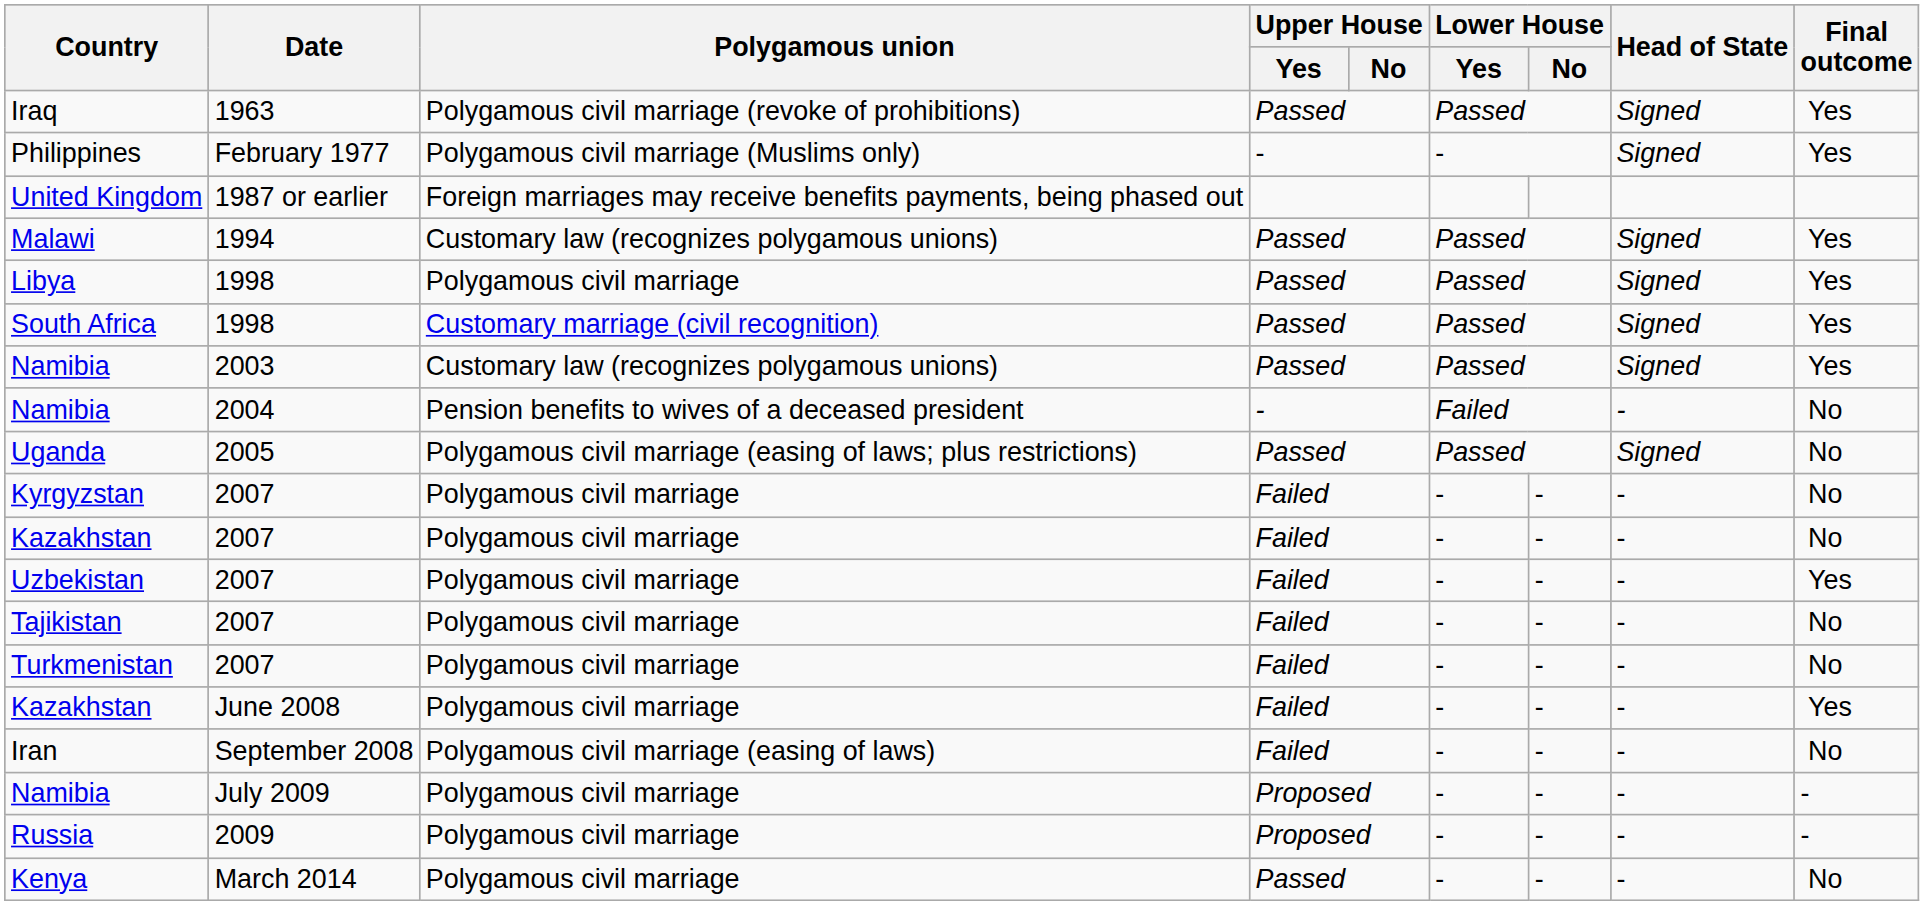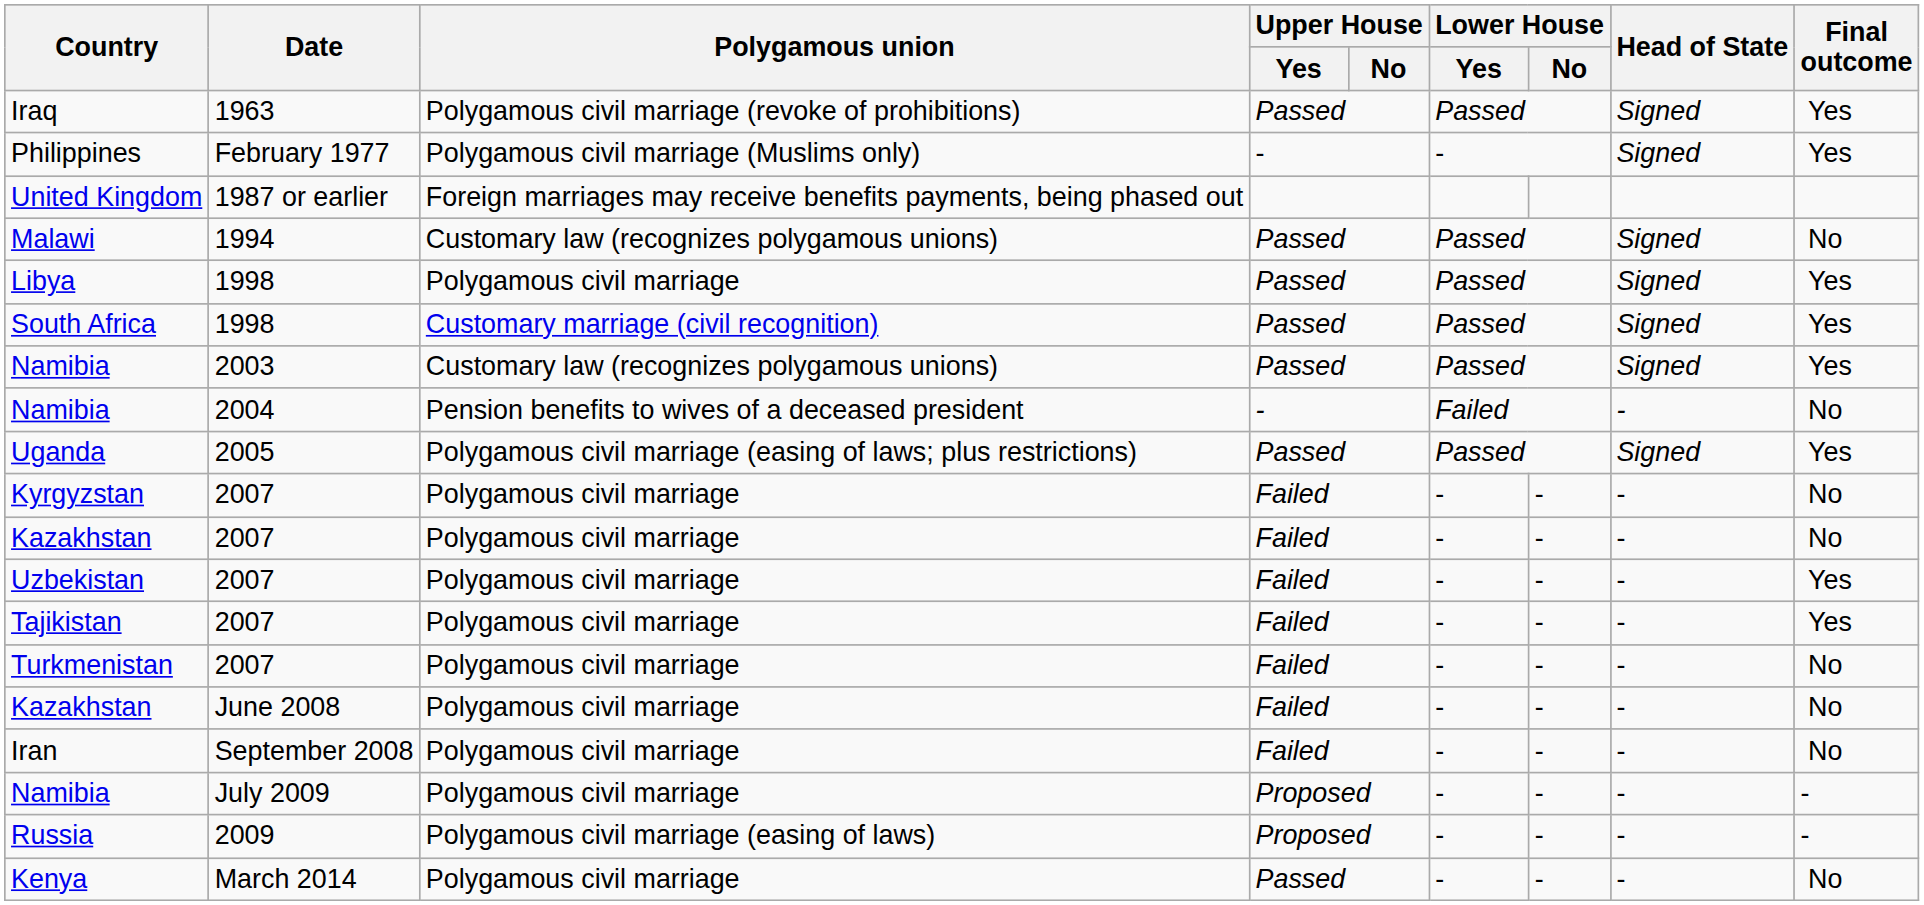(1826, 238) Yes -> (1821, 238) No
(1821, 452) No -> (1826, 452) Yes
(1821, 622) No -> (1826, 622) Yes
(1826, 707) Yes -> (1821, 707) No
(681, 750) Polygamous civil marriage (easing of laws) -> (583, 750) Polygamous civil marriage
(583, 835) Polygamous civil marriage -> (681, 835) Polygamous civil marriage (easing of laws)
